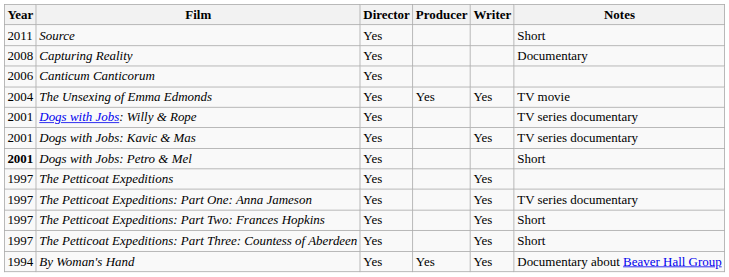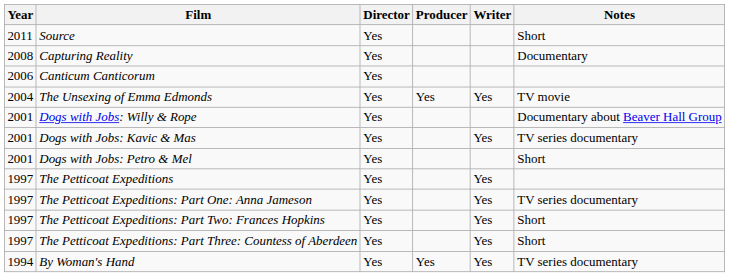(578, 117) TV series documentary -> (619, 117) Documentary about Beaver Hall Group
(20, 158) bold -> (20, 158) normal
(619, 261) Documentary about Beaver Hall Group -> (578, 261) TV series documentary
